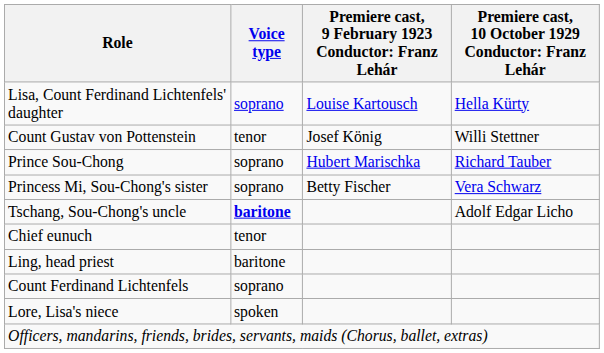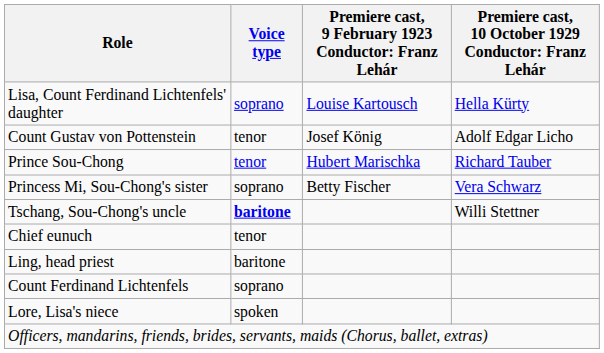(497, 137) Willi Stettner -> (514, 137) Adolf Edgar Licho
(259, 162) soprano -> (250, 162) tenor
(514, 211) Adolf Edgar Licho -> (497, 211) Willi Stettner
